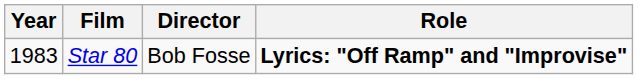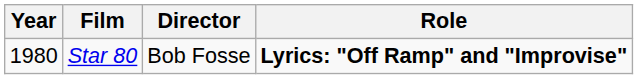(34, 55) 1983 -> (34, 55) 1980
